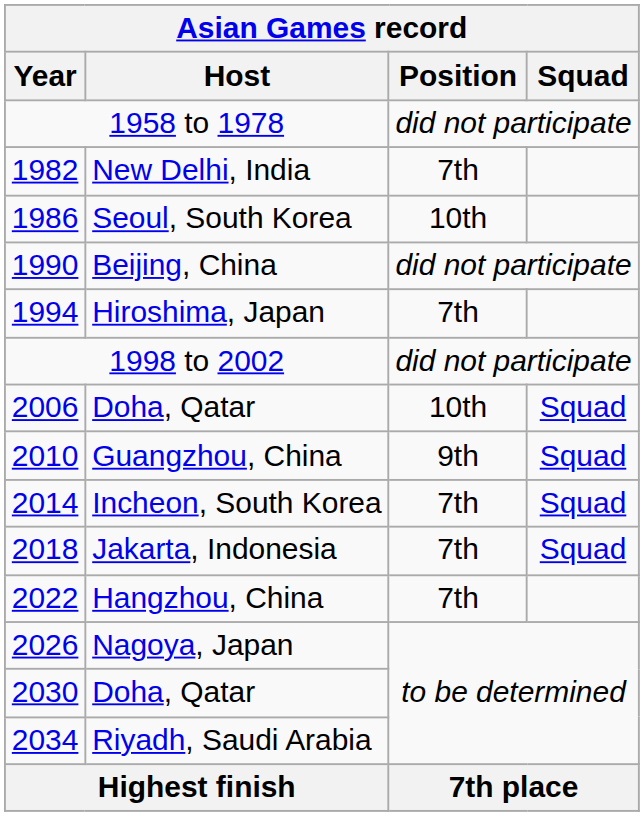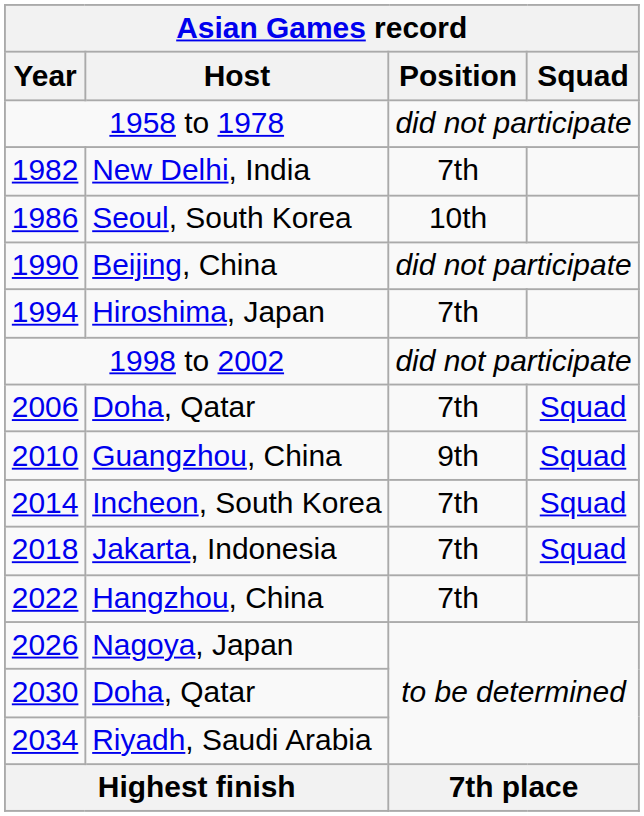(458, 407) 10th -> (458, 407) 7th
